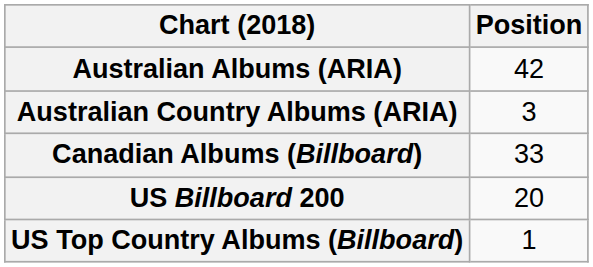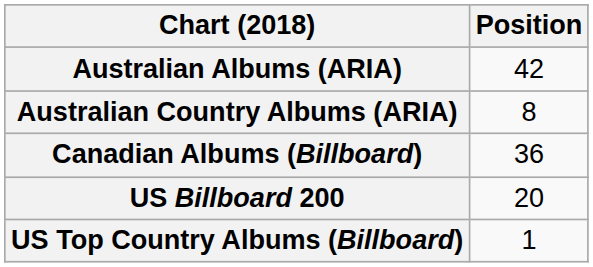(529, 111) 3 -> (529, 111) 8
(529, 154) 33 -> (529, 154) 36
